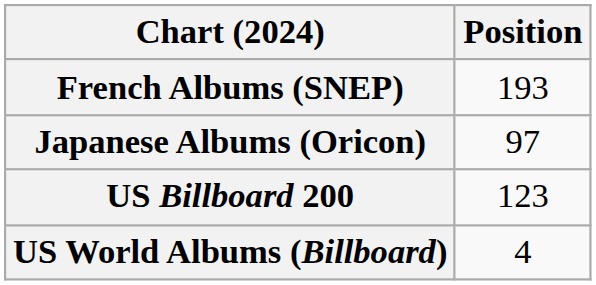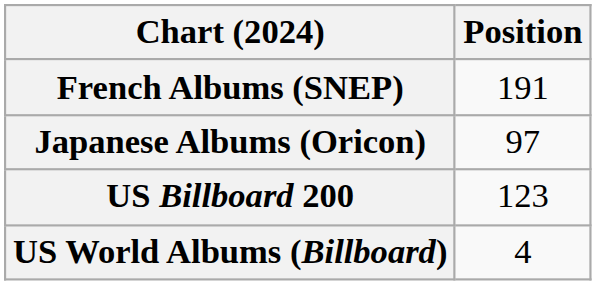(523, 86) 193 -> (523, 86) 191
